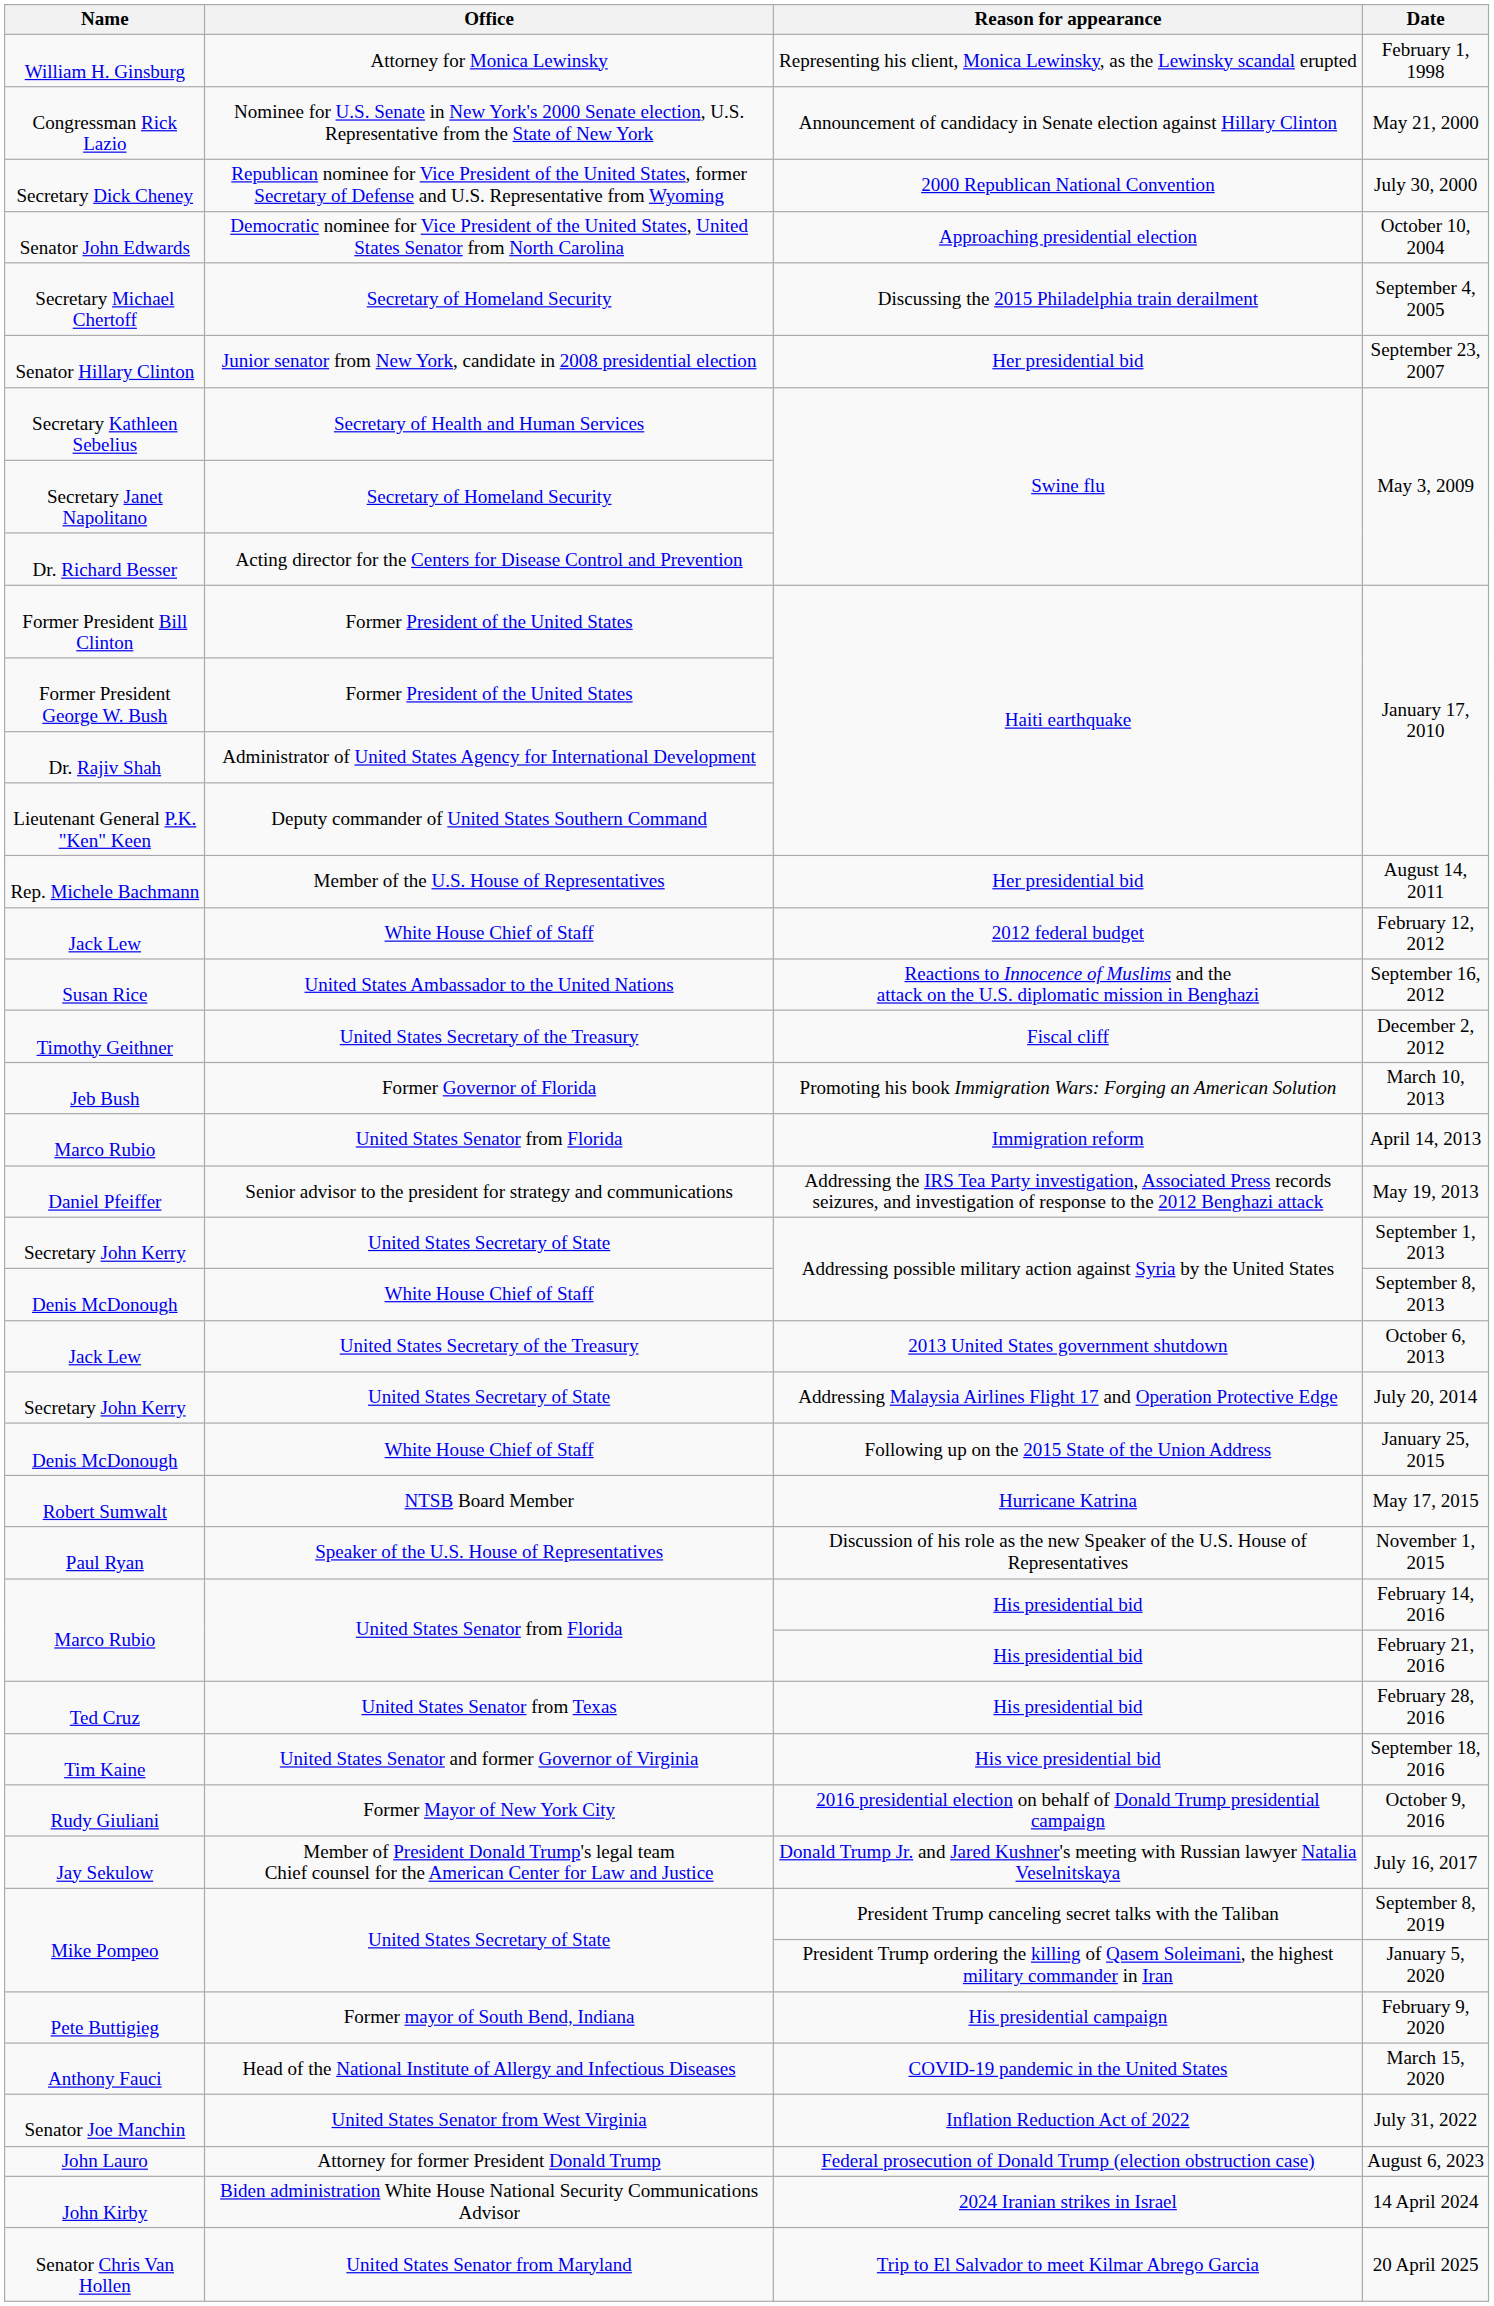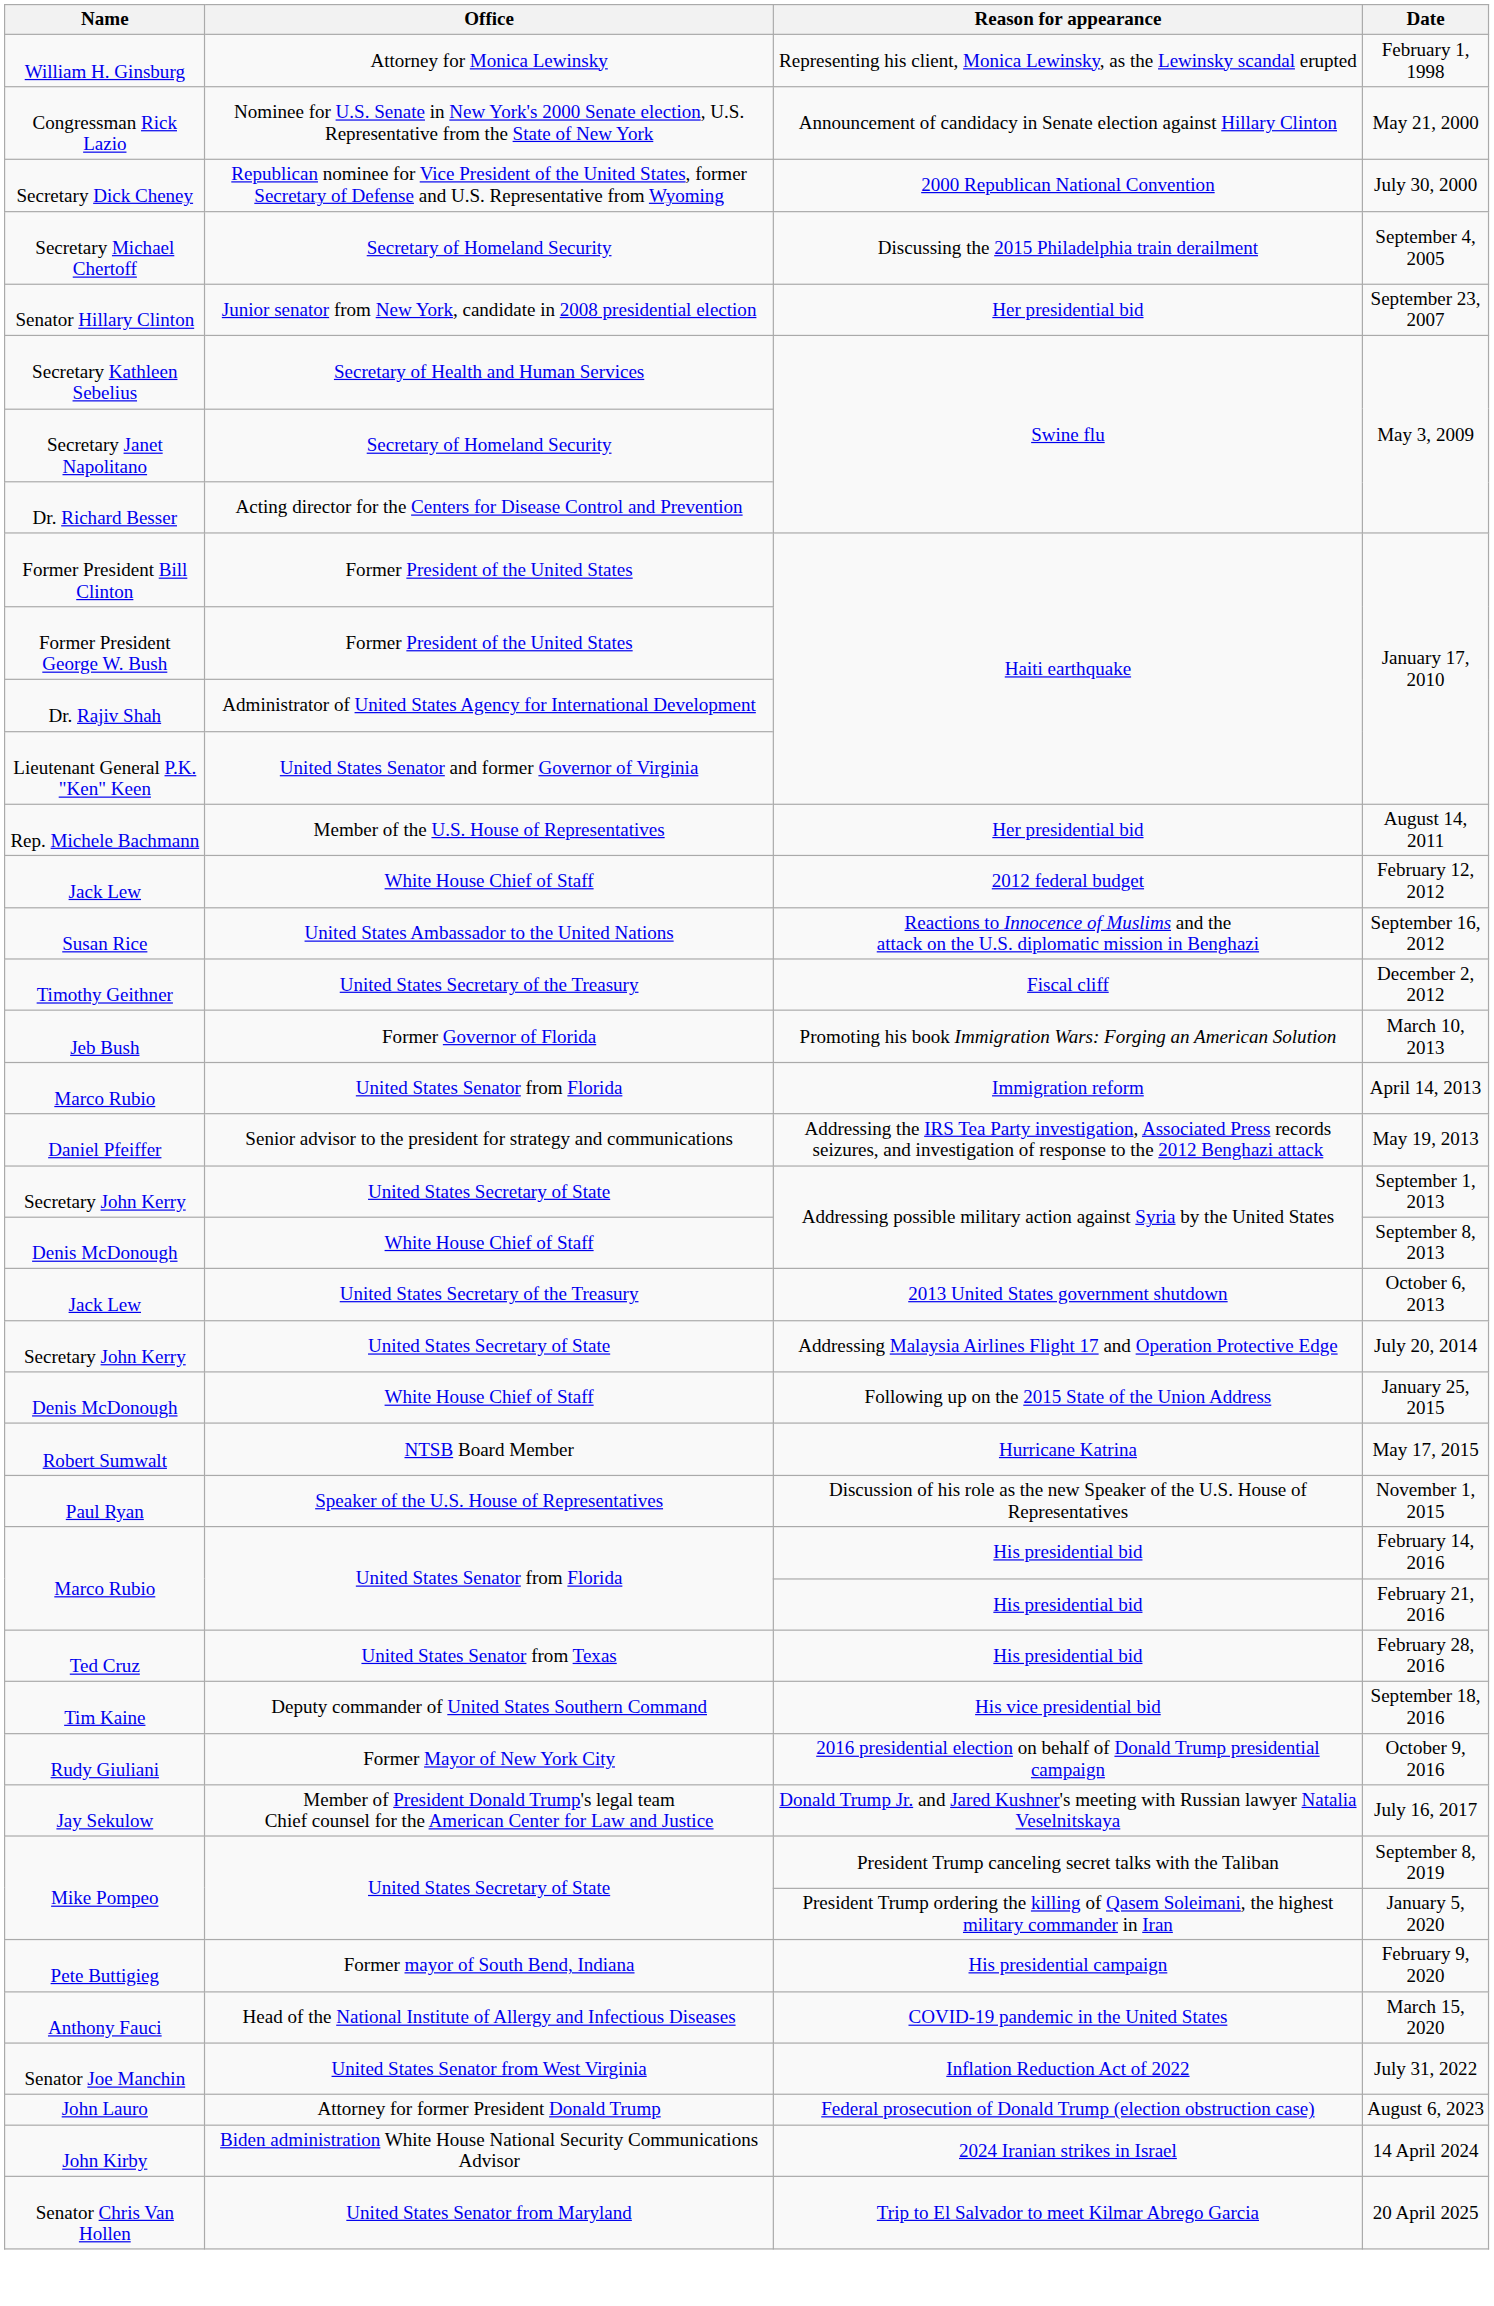- row: (105, 247)
(489, 819) Deputy commander of United States Southern Command -> (489, 767) United States Senator and former Governor of Virginia
(489, 1758) United States Senator and former Governor of Virginia -> (489, 1707) Deputy commander of United States Southern Command
